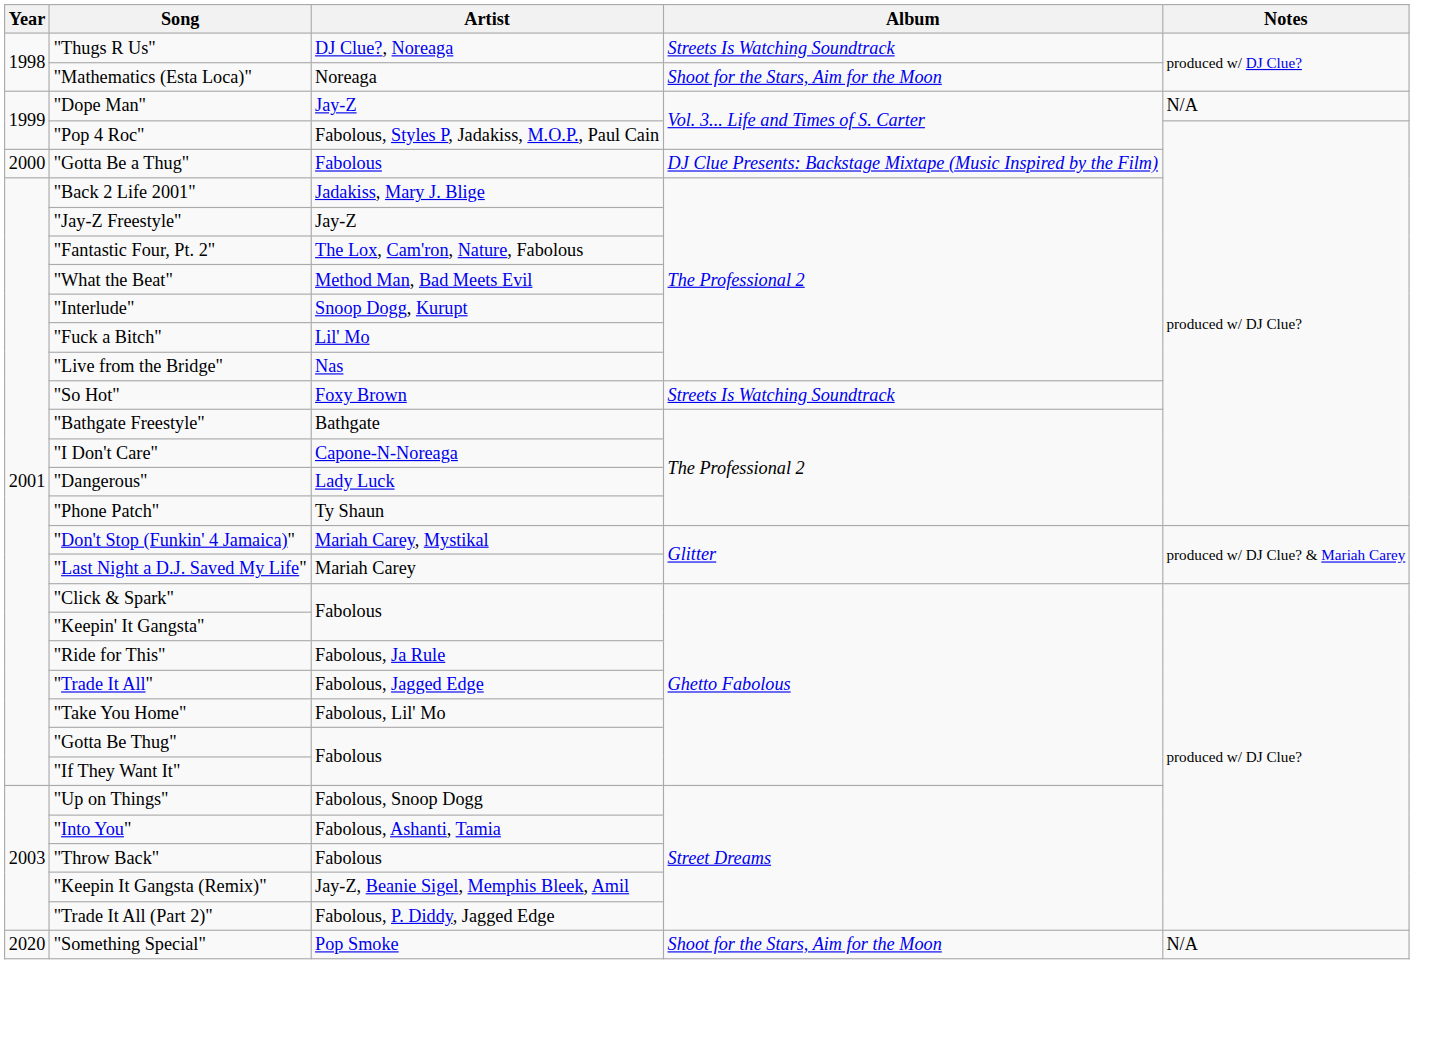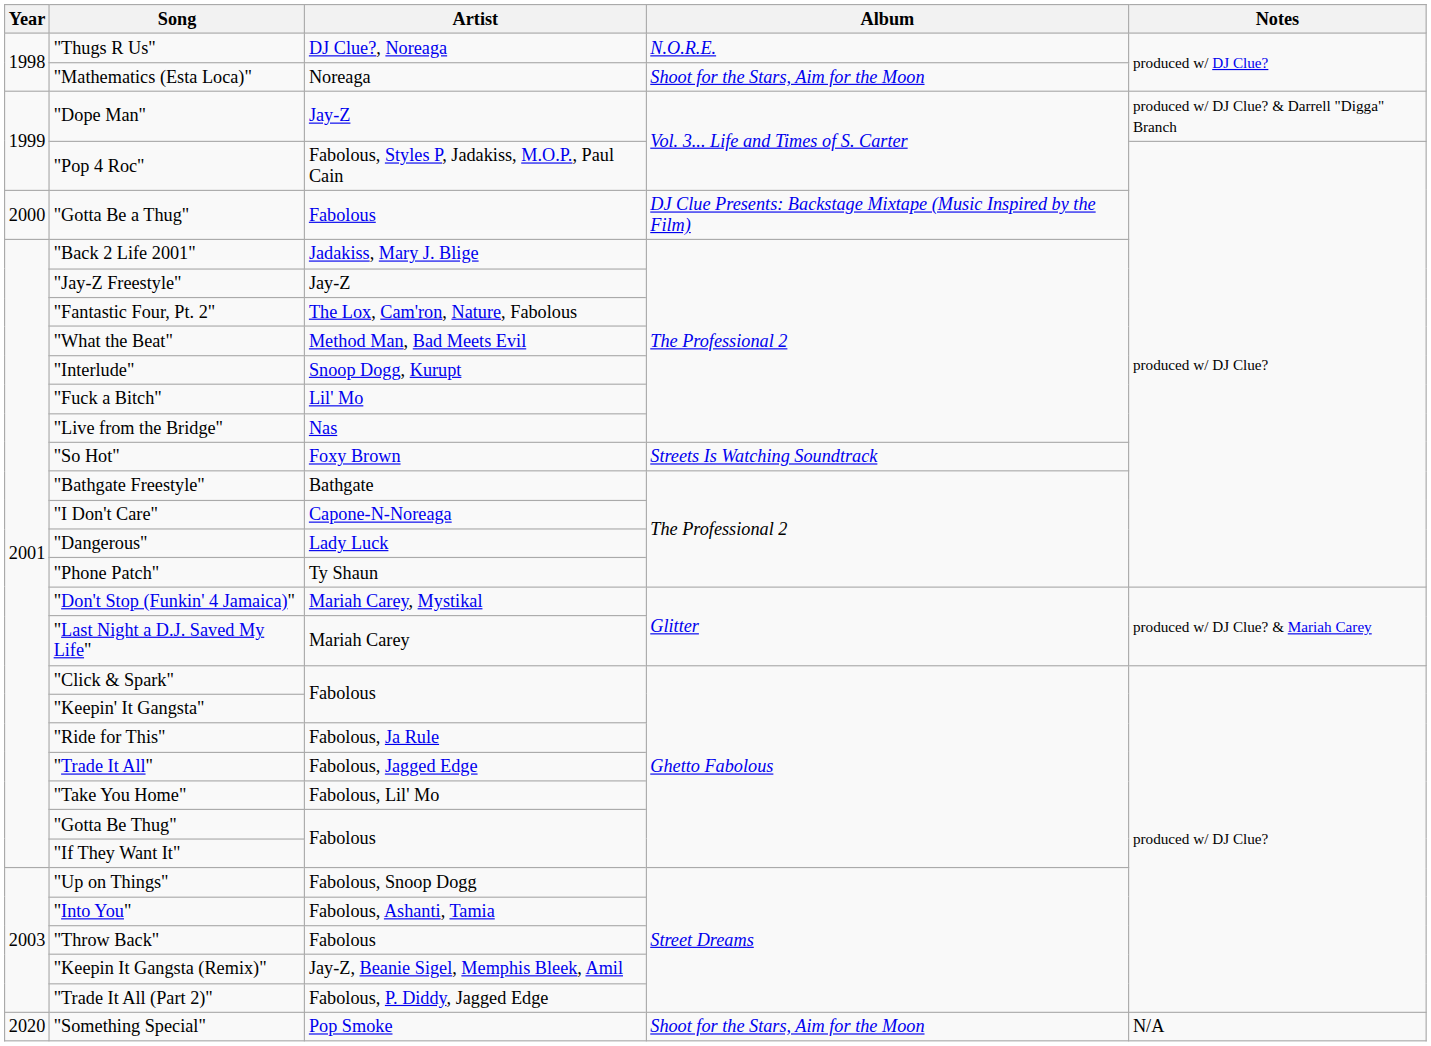(781, 47) Streets Is Watching Soundtrack -> (683, 47) N.O.R.E.
(1182, 105) N/A -> (1258, 117) produced w/ DJ Clue? & Darrell "Digga" Branch
